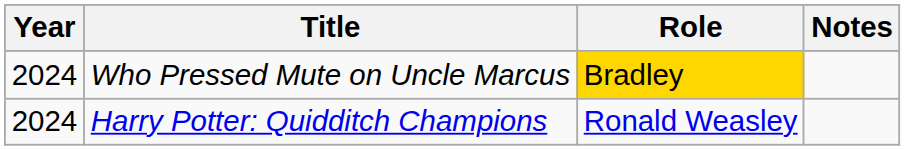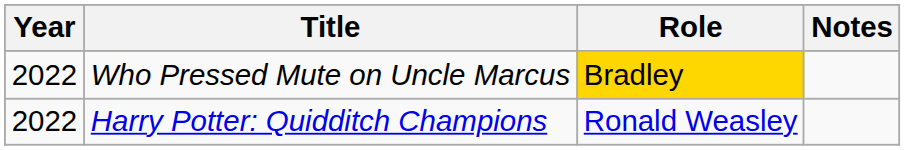(44, 74) 2024 -> (44, 74) 2022
(44, 121) 2024 -> (44, 121) 2022
